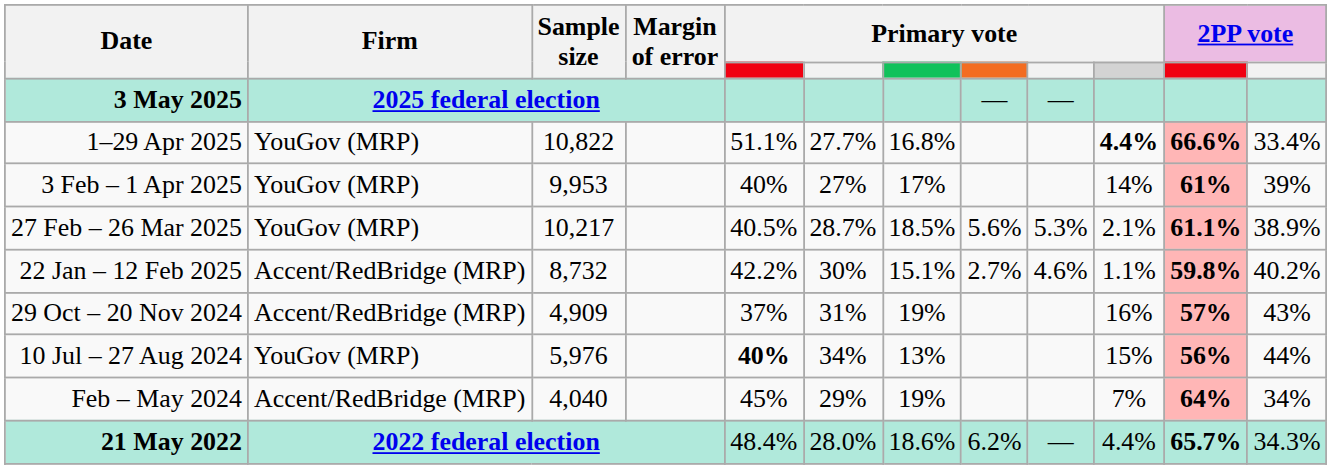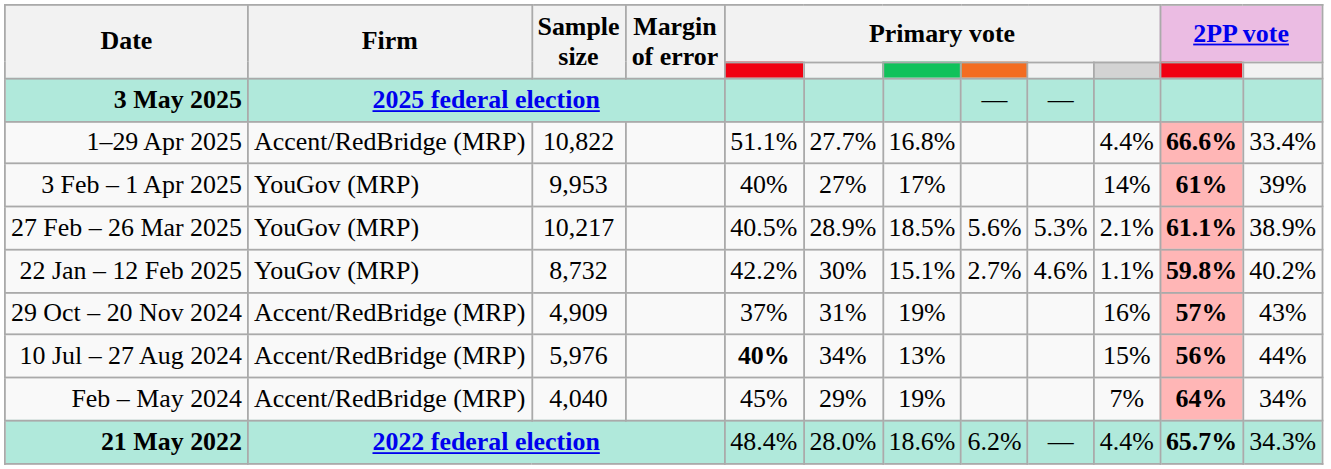(337, 142) YouGov (MRP) -> (390, 142) Accent/RedBridge (MRP)
(1129, 142) bold -> (1127, 142) normal
(843, 227) 28.7% -> (843, 227) 28.9%
(390, 270) Accent/RedBridge (MRP) -> (337, 270) YouGov (MRP)
(337, 356) YouGov (MRP) -> (390, 356) Accent/RedBridge (MRP)
